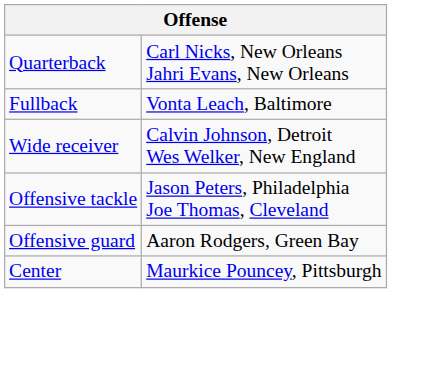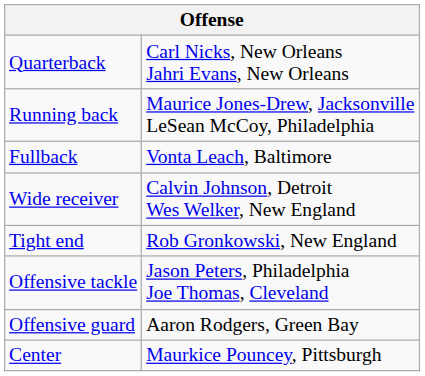+ row: (64, 114)
+ row: (46, 240)
